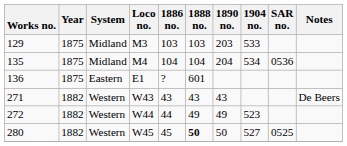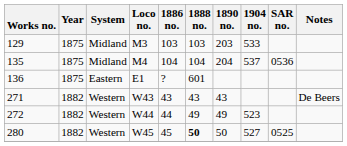(252, 61) 534 -> (252, 61) 537
